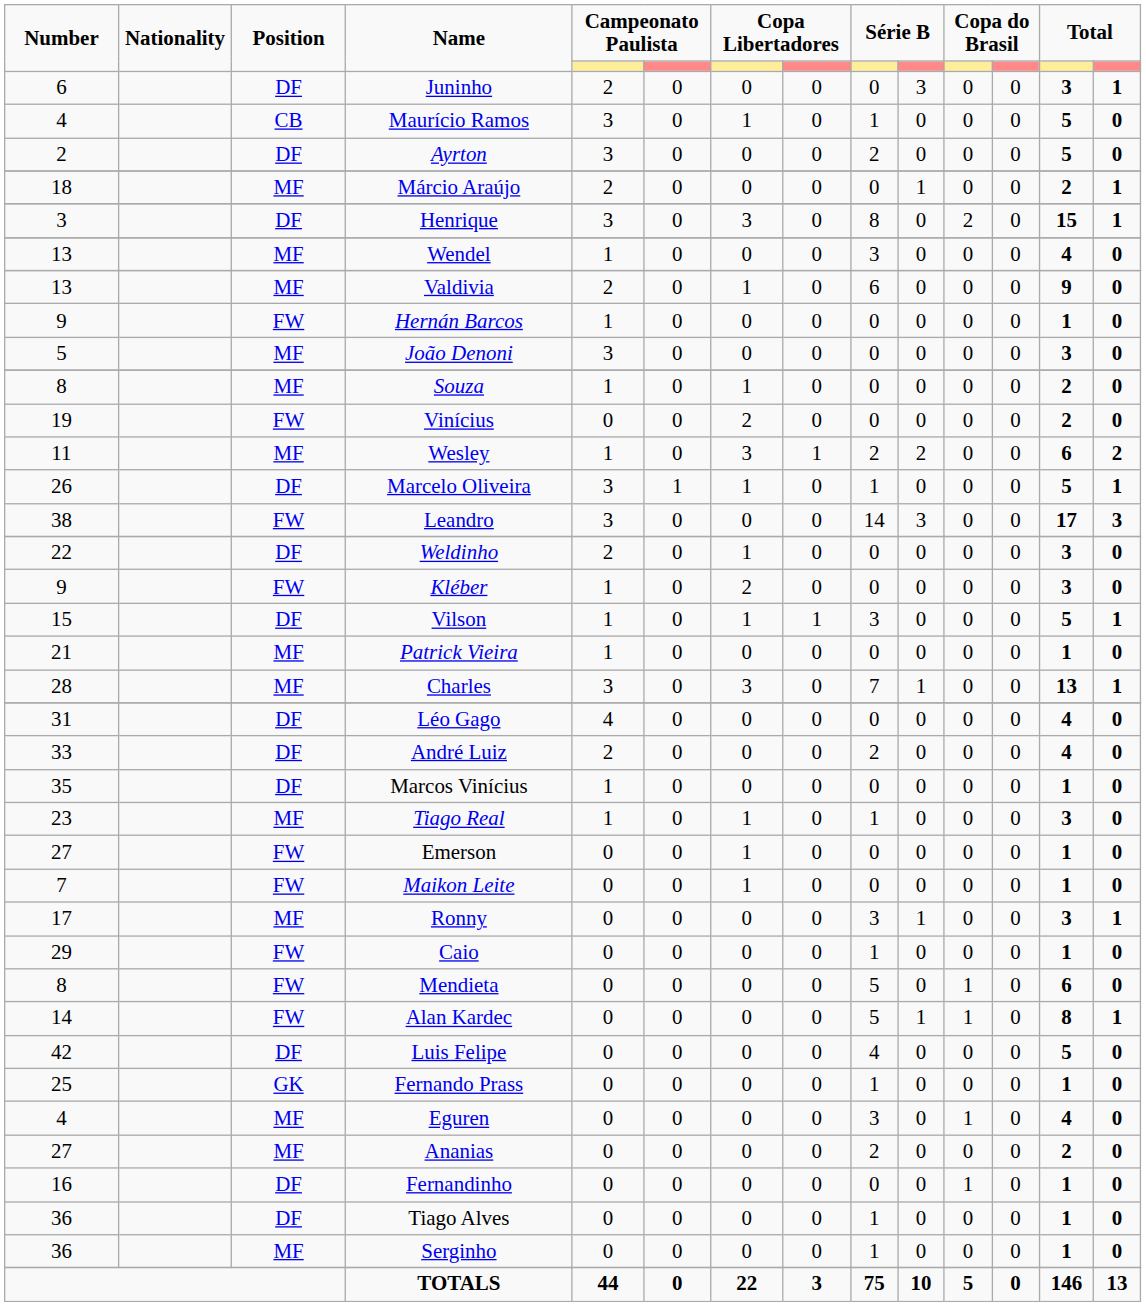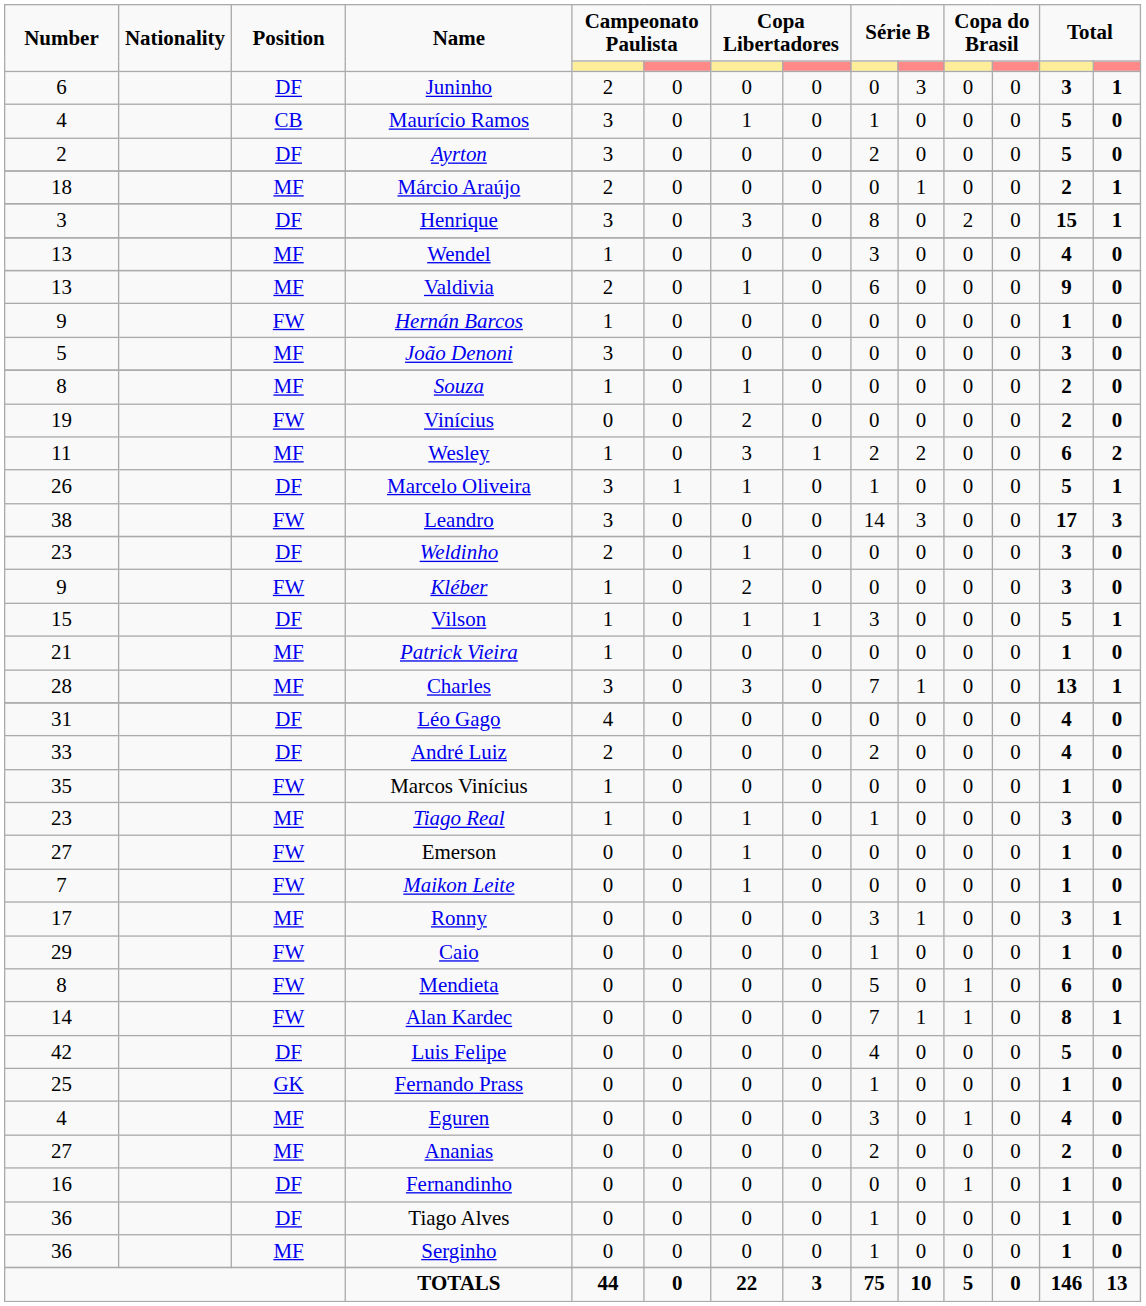(61, 552) 22 -> (61, 552) 23
(289, 785) DF -> (289, 785) FW
(874, 1018) 5 -> (874, 1018) 7
